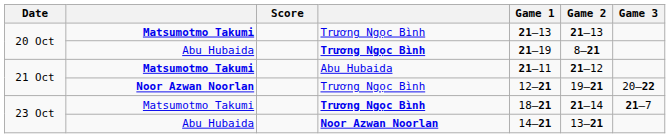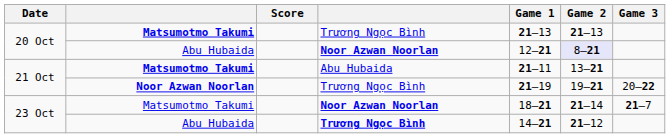(373, 50) Trương Ngọc Bình -> (379, 50) Noor Azwan Noorlan
(535, 50) 21–19 -> (535, 50) 12–21
(587, 50) no background -> (587, 50) lavender background
(587, 68) 21–12 -> (587, 68) 13–21
(535, 86) 12–21 -> (535, 86) 21–19
(373, 105) Trương Ngọc Bình -> (379, 105) Noor Azwan Noorlan
(379, 123) Noor Azwan Noorlan -> (373, 123) Trương Ngọc Bình
(587, 123) 13–21 -> (587, 123) 21–12
